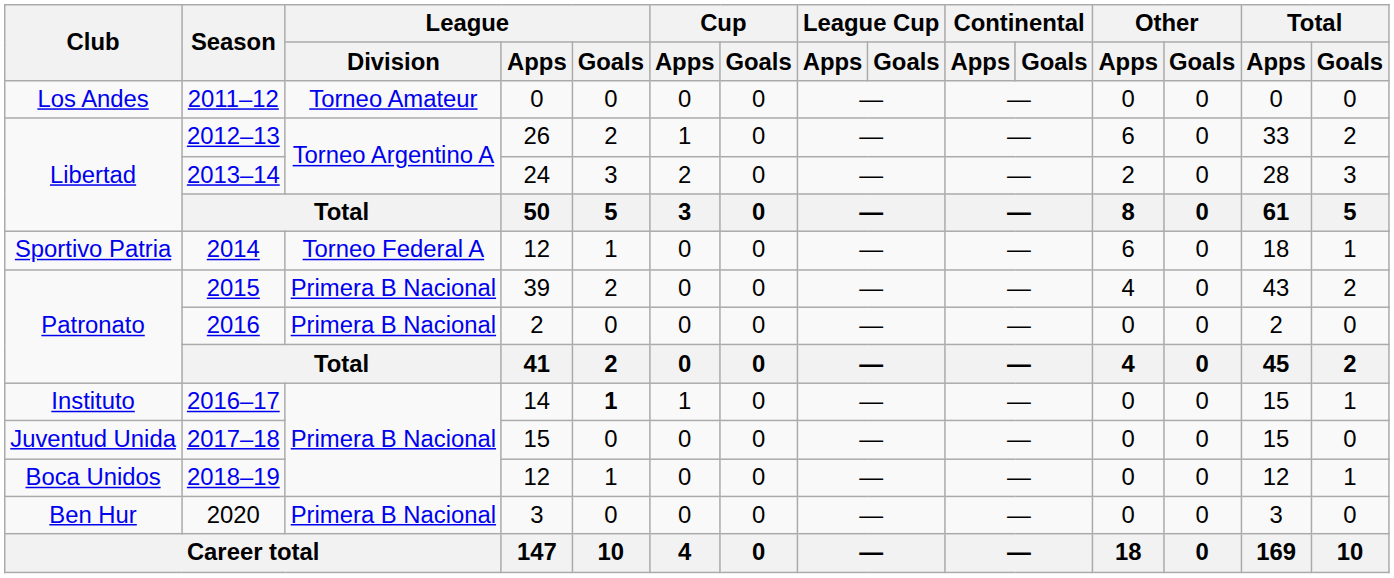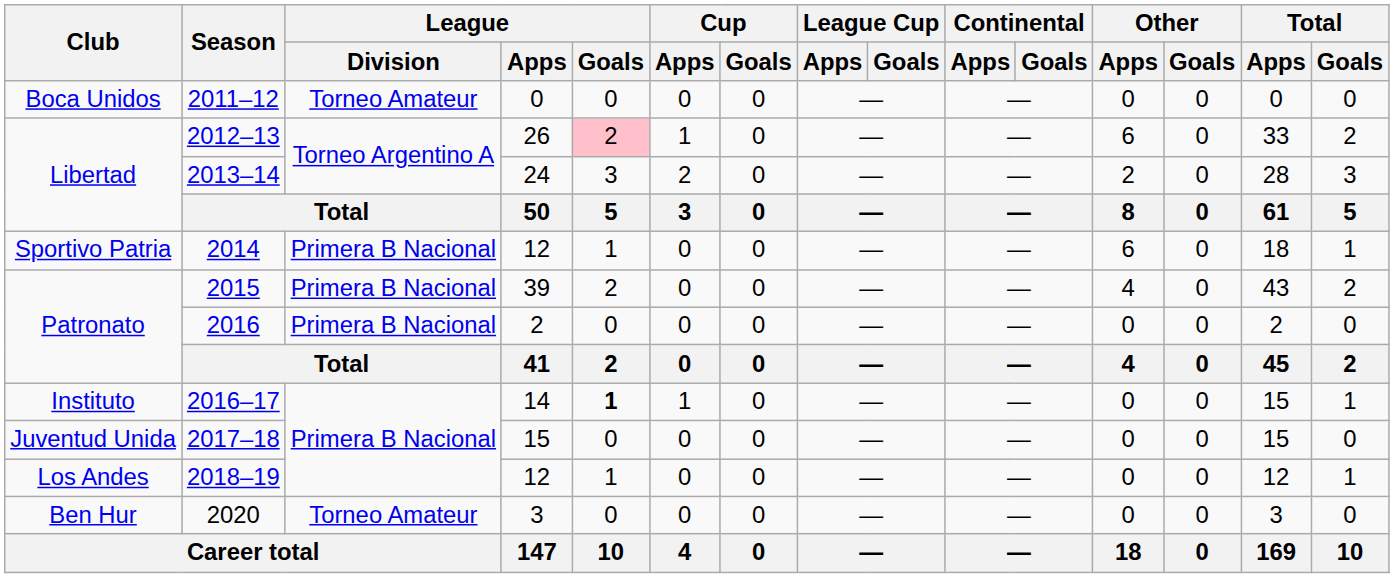(93, 99) Los Andes -> (93, 99) Boca Unidos
(611, 136) no background -> (611, 136) pink background
(393, 250) Torneo Federal A -> (393, 250) Primera B Nacional
(93, 477) Boca Unidos -> (93, 477) Los Andes
(393, 514) Primera B Nacional -> (393, 514) Torneo Amateur
